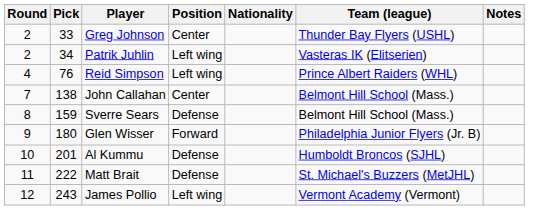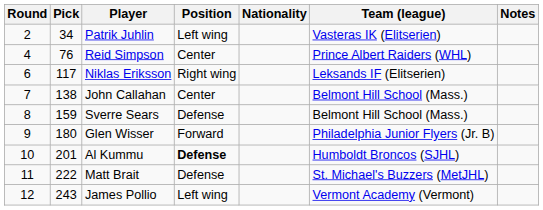- row: (125, 34)
(197, 74) Left wing -> (196, 54) Center
+ row: (128, 74)
(195, 154) normal -> (202, 154) bold
